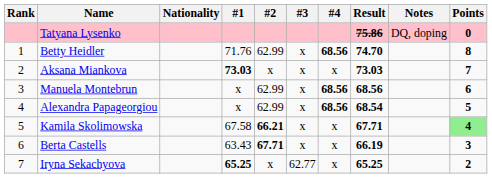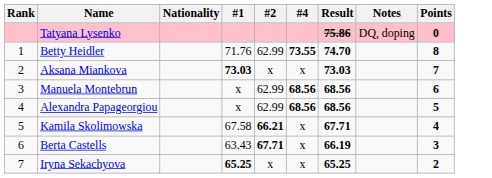- column: (302, 13)
(334, 51) 68.56 -> (302, 51) 73.55
(369, 107) 68.54 -> (337, 107) 68.56
(468, 126) lightgreen background -> (436, 126) no background
